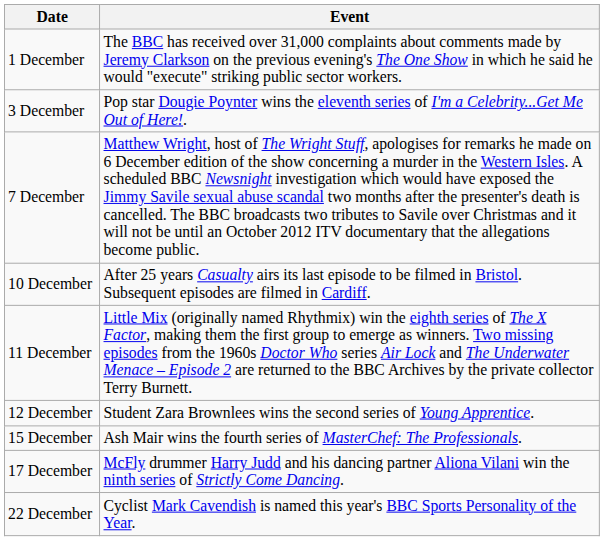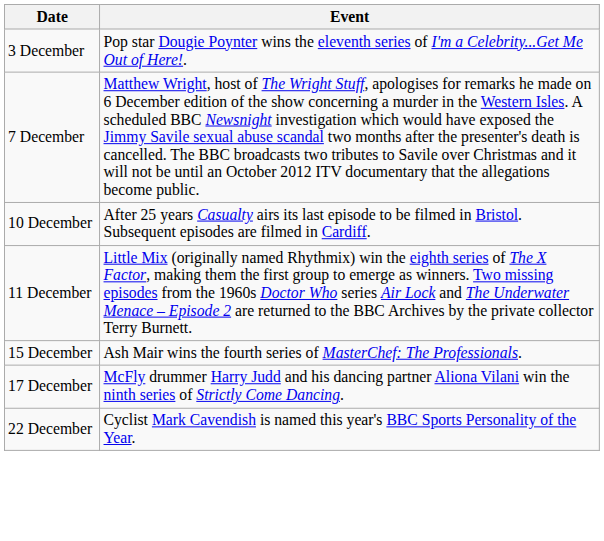- row: (46, 59)
- row: (50, 413)
